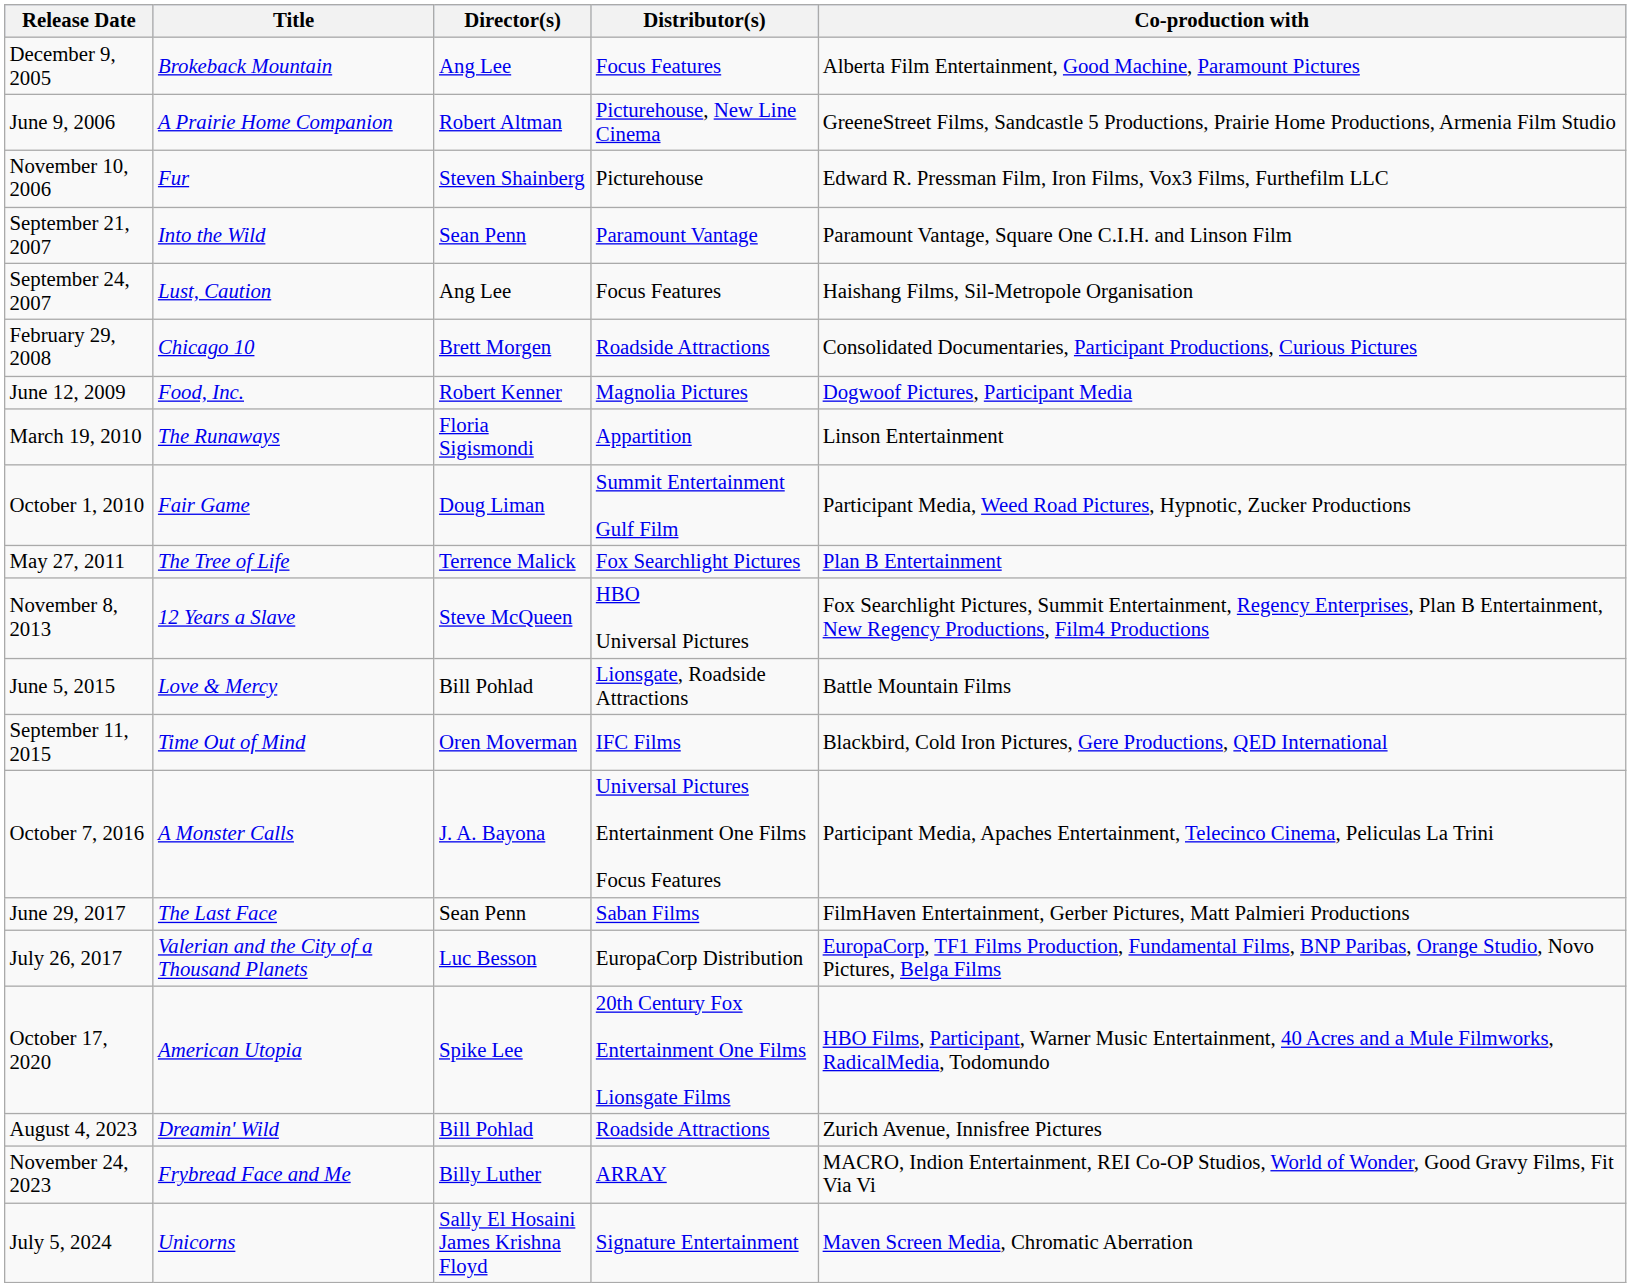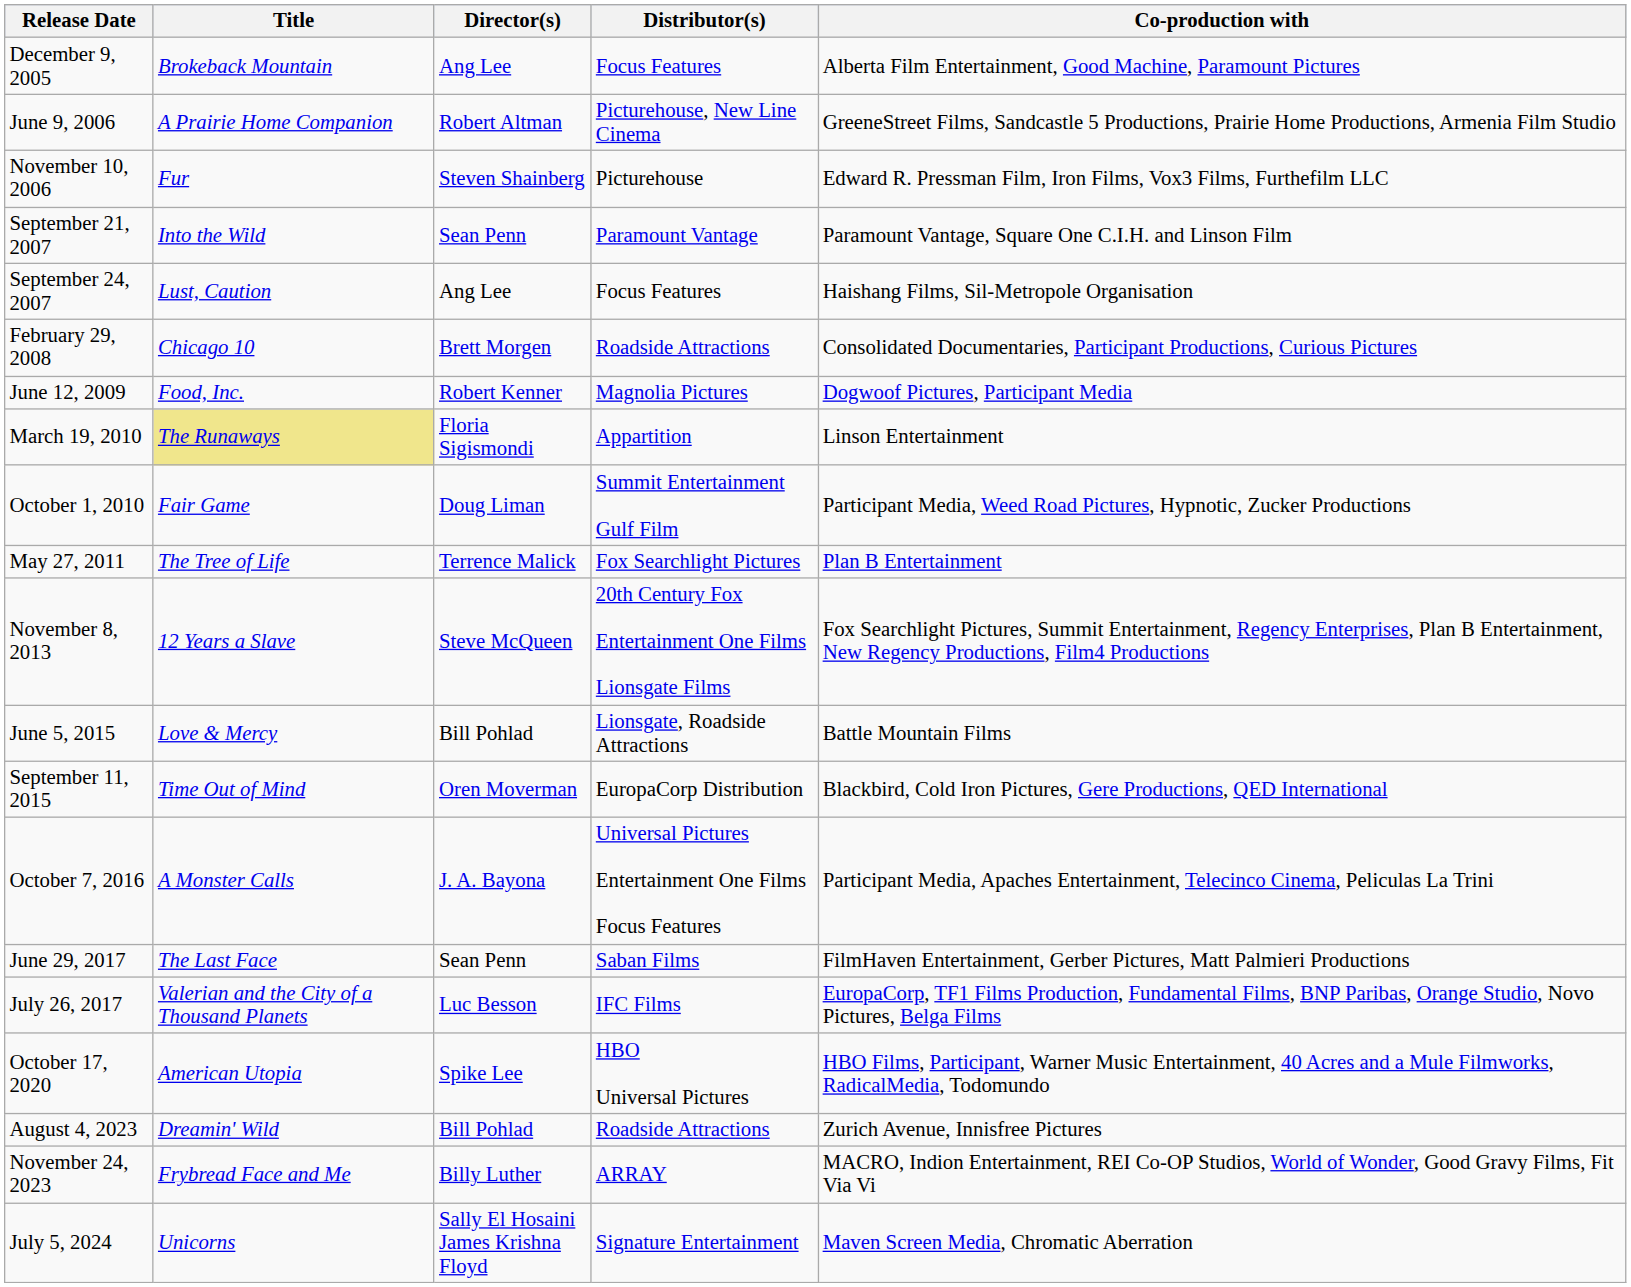(219, 436) no background -> (219, 436) khaki background
(672, 617) HBO Universal Pictures -> (701, 641) 20th Century Fox Entertainment One Films Lionsgate Films
(638, 742) IFC Films -> (700, 789) EuropaCorp Distribution
(700, 958) EuropaCorp Distribution -> (638, 1005) IFC Films
(701, 1049) 20th Century Fox Entertainment One Films Lionsgate Films -> (672, 1073) HBO Universal Pictures
